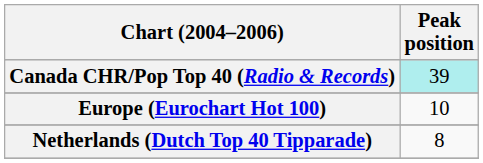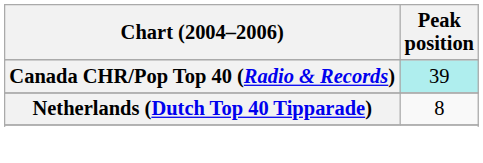- row: (202, 108)
